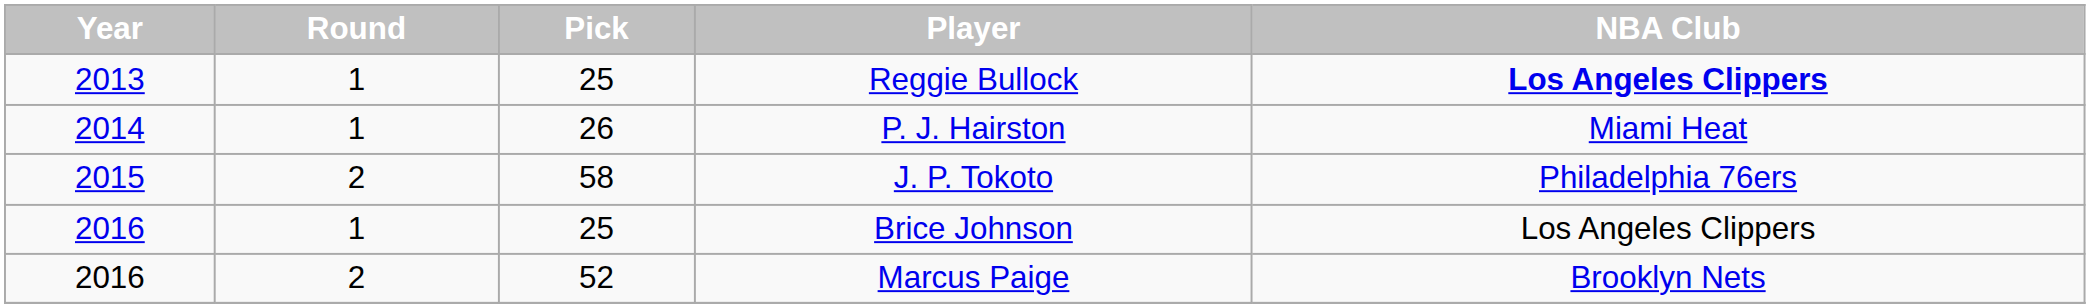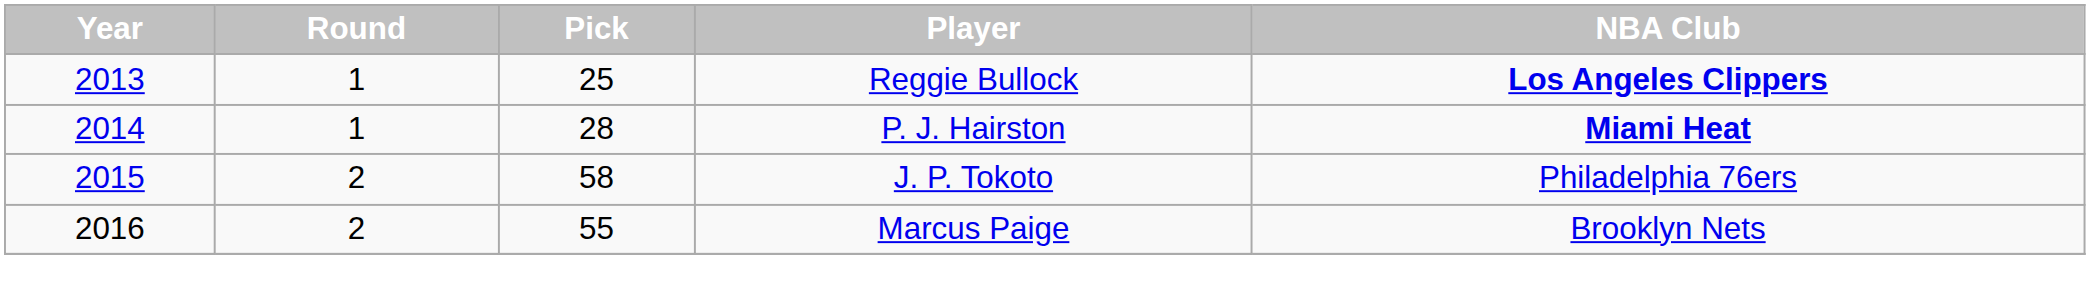(597, 128) 26 -> (597, 128) 28
(1668, 128) normal -> (1668, 128) bold
- row: (973, 228)
(597, 278) 52 -> (597, 228) 55
